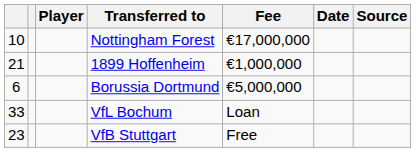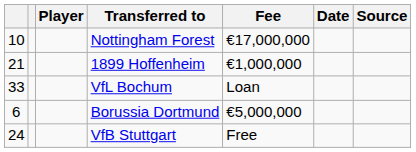rows swapped: (131, 111) <-> (155, 87)
(16, 135) 23 -> (16, 135) 24
